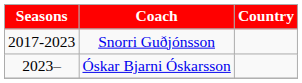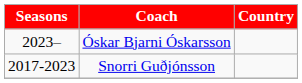rows swapped: (157, 41) <-> (157, 66)
